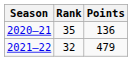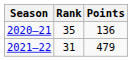(69, 47) 32 -> (69, 47) 31
